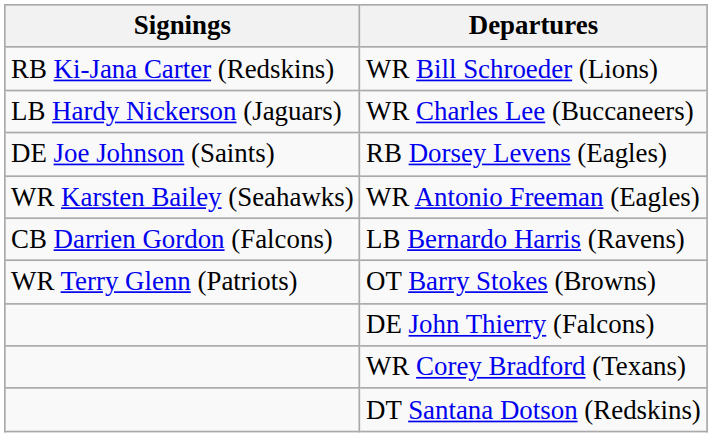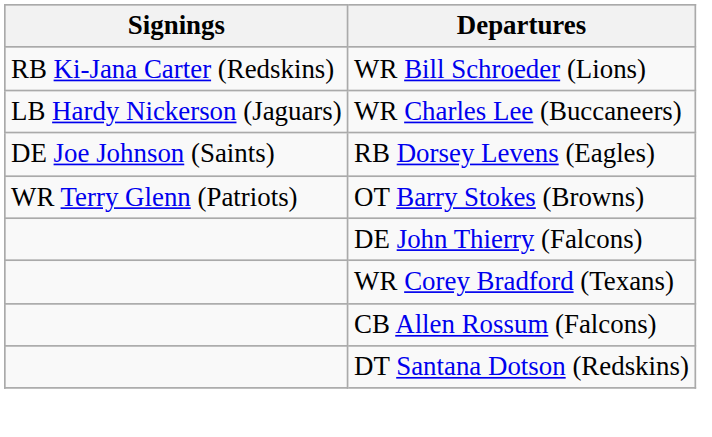- row: (533, 196)
- row: (525, 238)
+ row: (505, 324)
